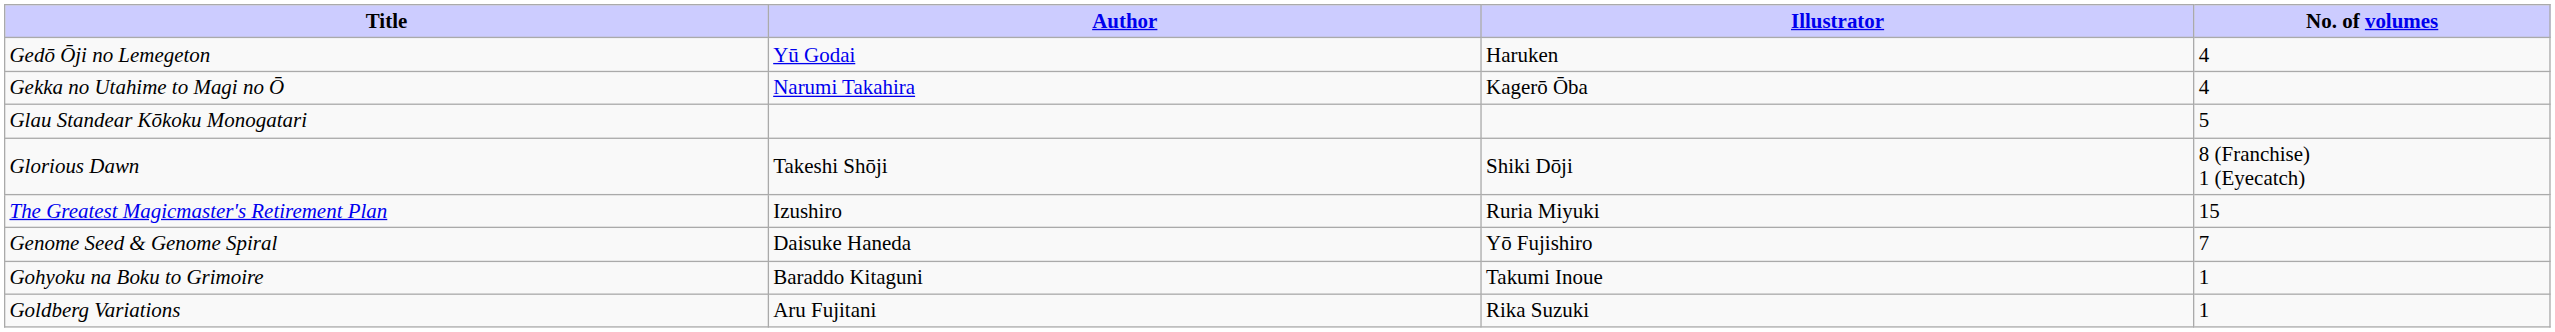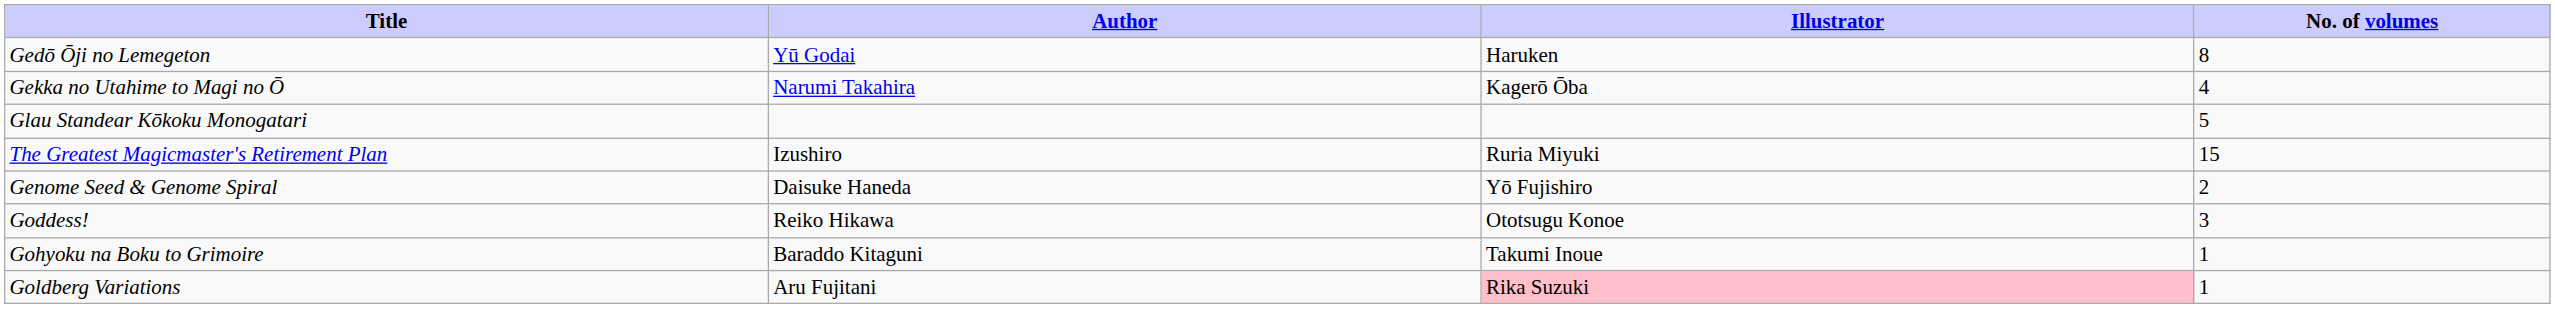(2204, 54) 4 -> (2204, 54) 8
- row: (74, 165)
(2204, 244) 7 -> (2204, 187) 2
+ row: (49, 220)
(1538, 310) no background -> (1538, 287) pink background
